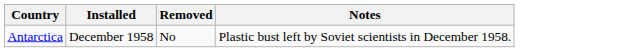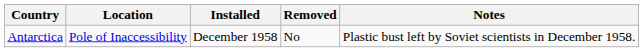+ column: (128, 15)
